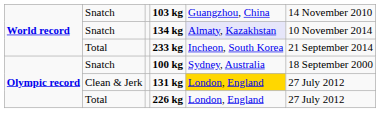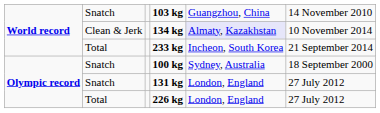(100, 30) Snatch -> (114, 30) Clean & Jerk
(114, 82) Clean & Jerk -> (100, 82) Snatch
(226, 82) gold background -> (226, 82) no background
